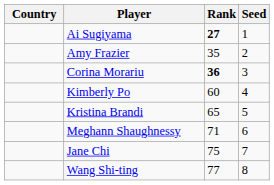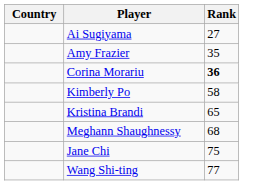- column: (254, 14)
(213, 33) bold -> (213, 33) normal
(213, 92) 60 -> (213, 92) 58
(213, 131) 71 -> (213, 131) 68
